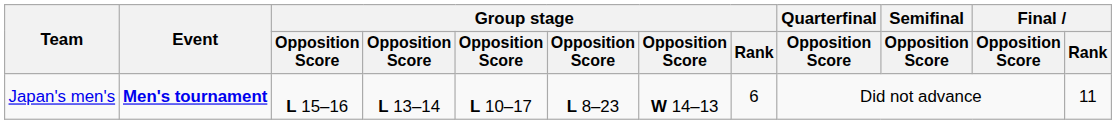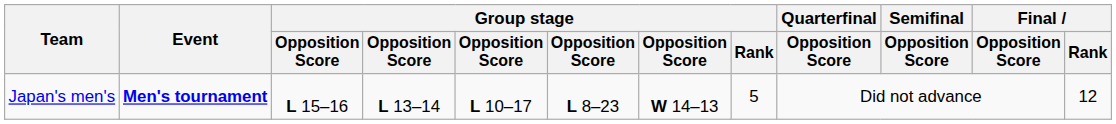(754, 97) 6 -> (754, 97) 5
(1088, 97) 11 -> (1088, 97) 12
